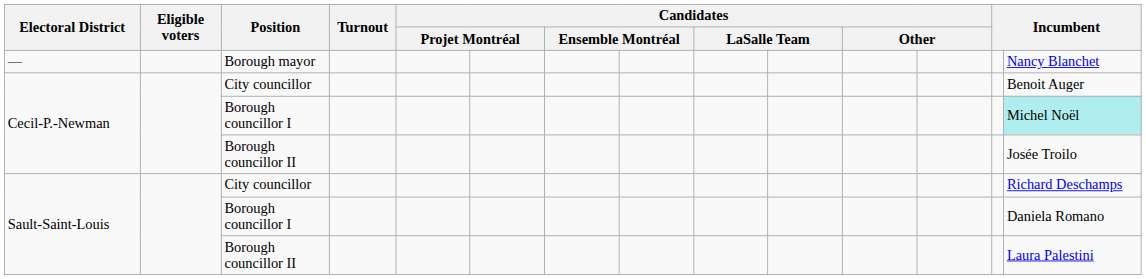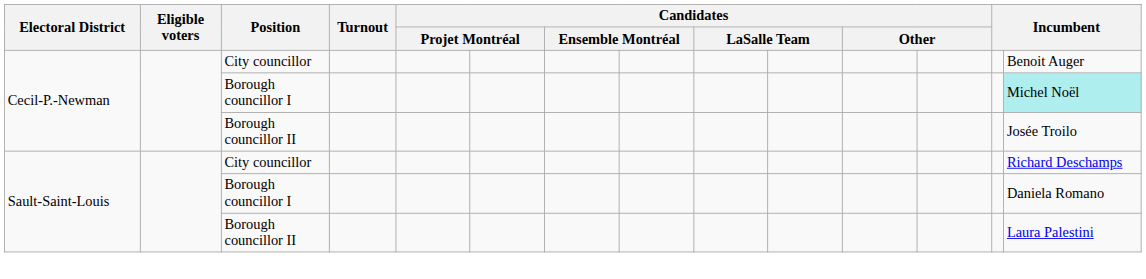- row: (15, 61)
